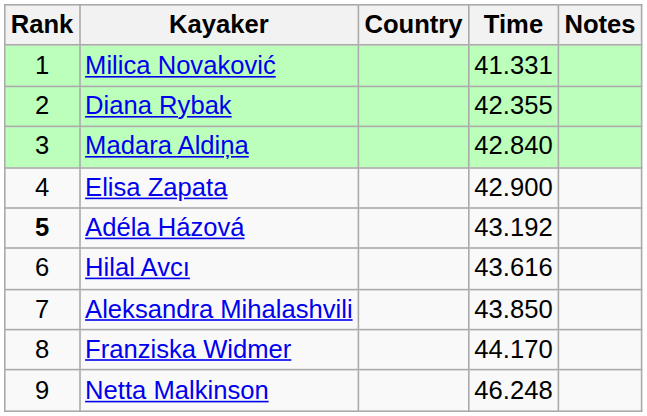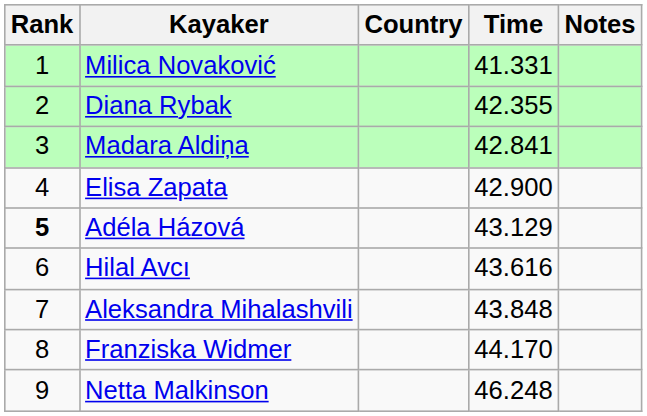(513, 146) 42.840 -> (513, 146) 42.841
(513, 227) 43.192 -> (513, 227) 43.129
(513, 308) 43.850 -> (513, 308) 43.848
